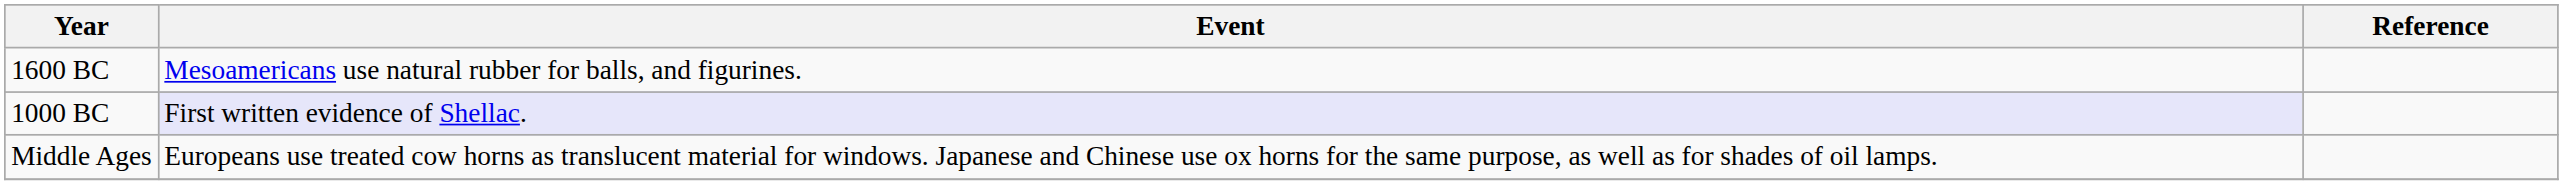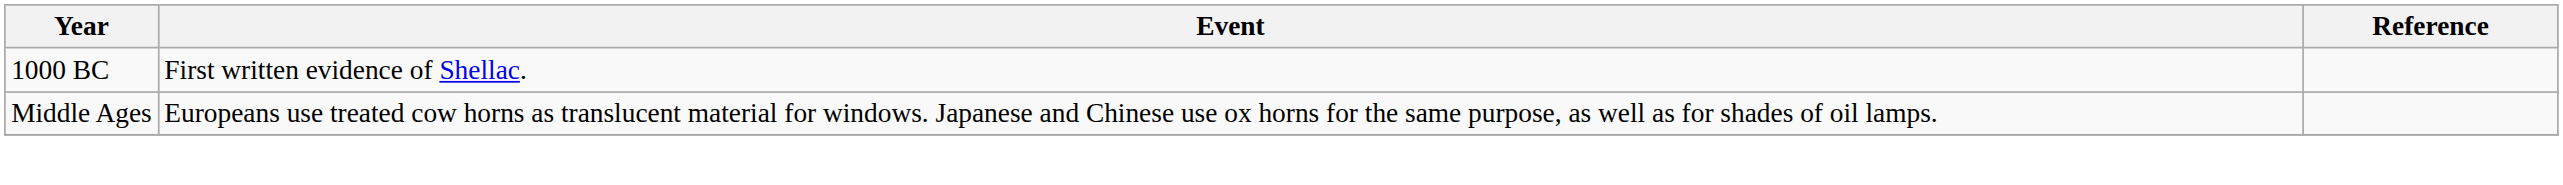- row: (60, 69)
(346, 112) lavender background -> (346, 69) no background
